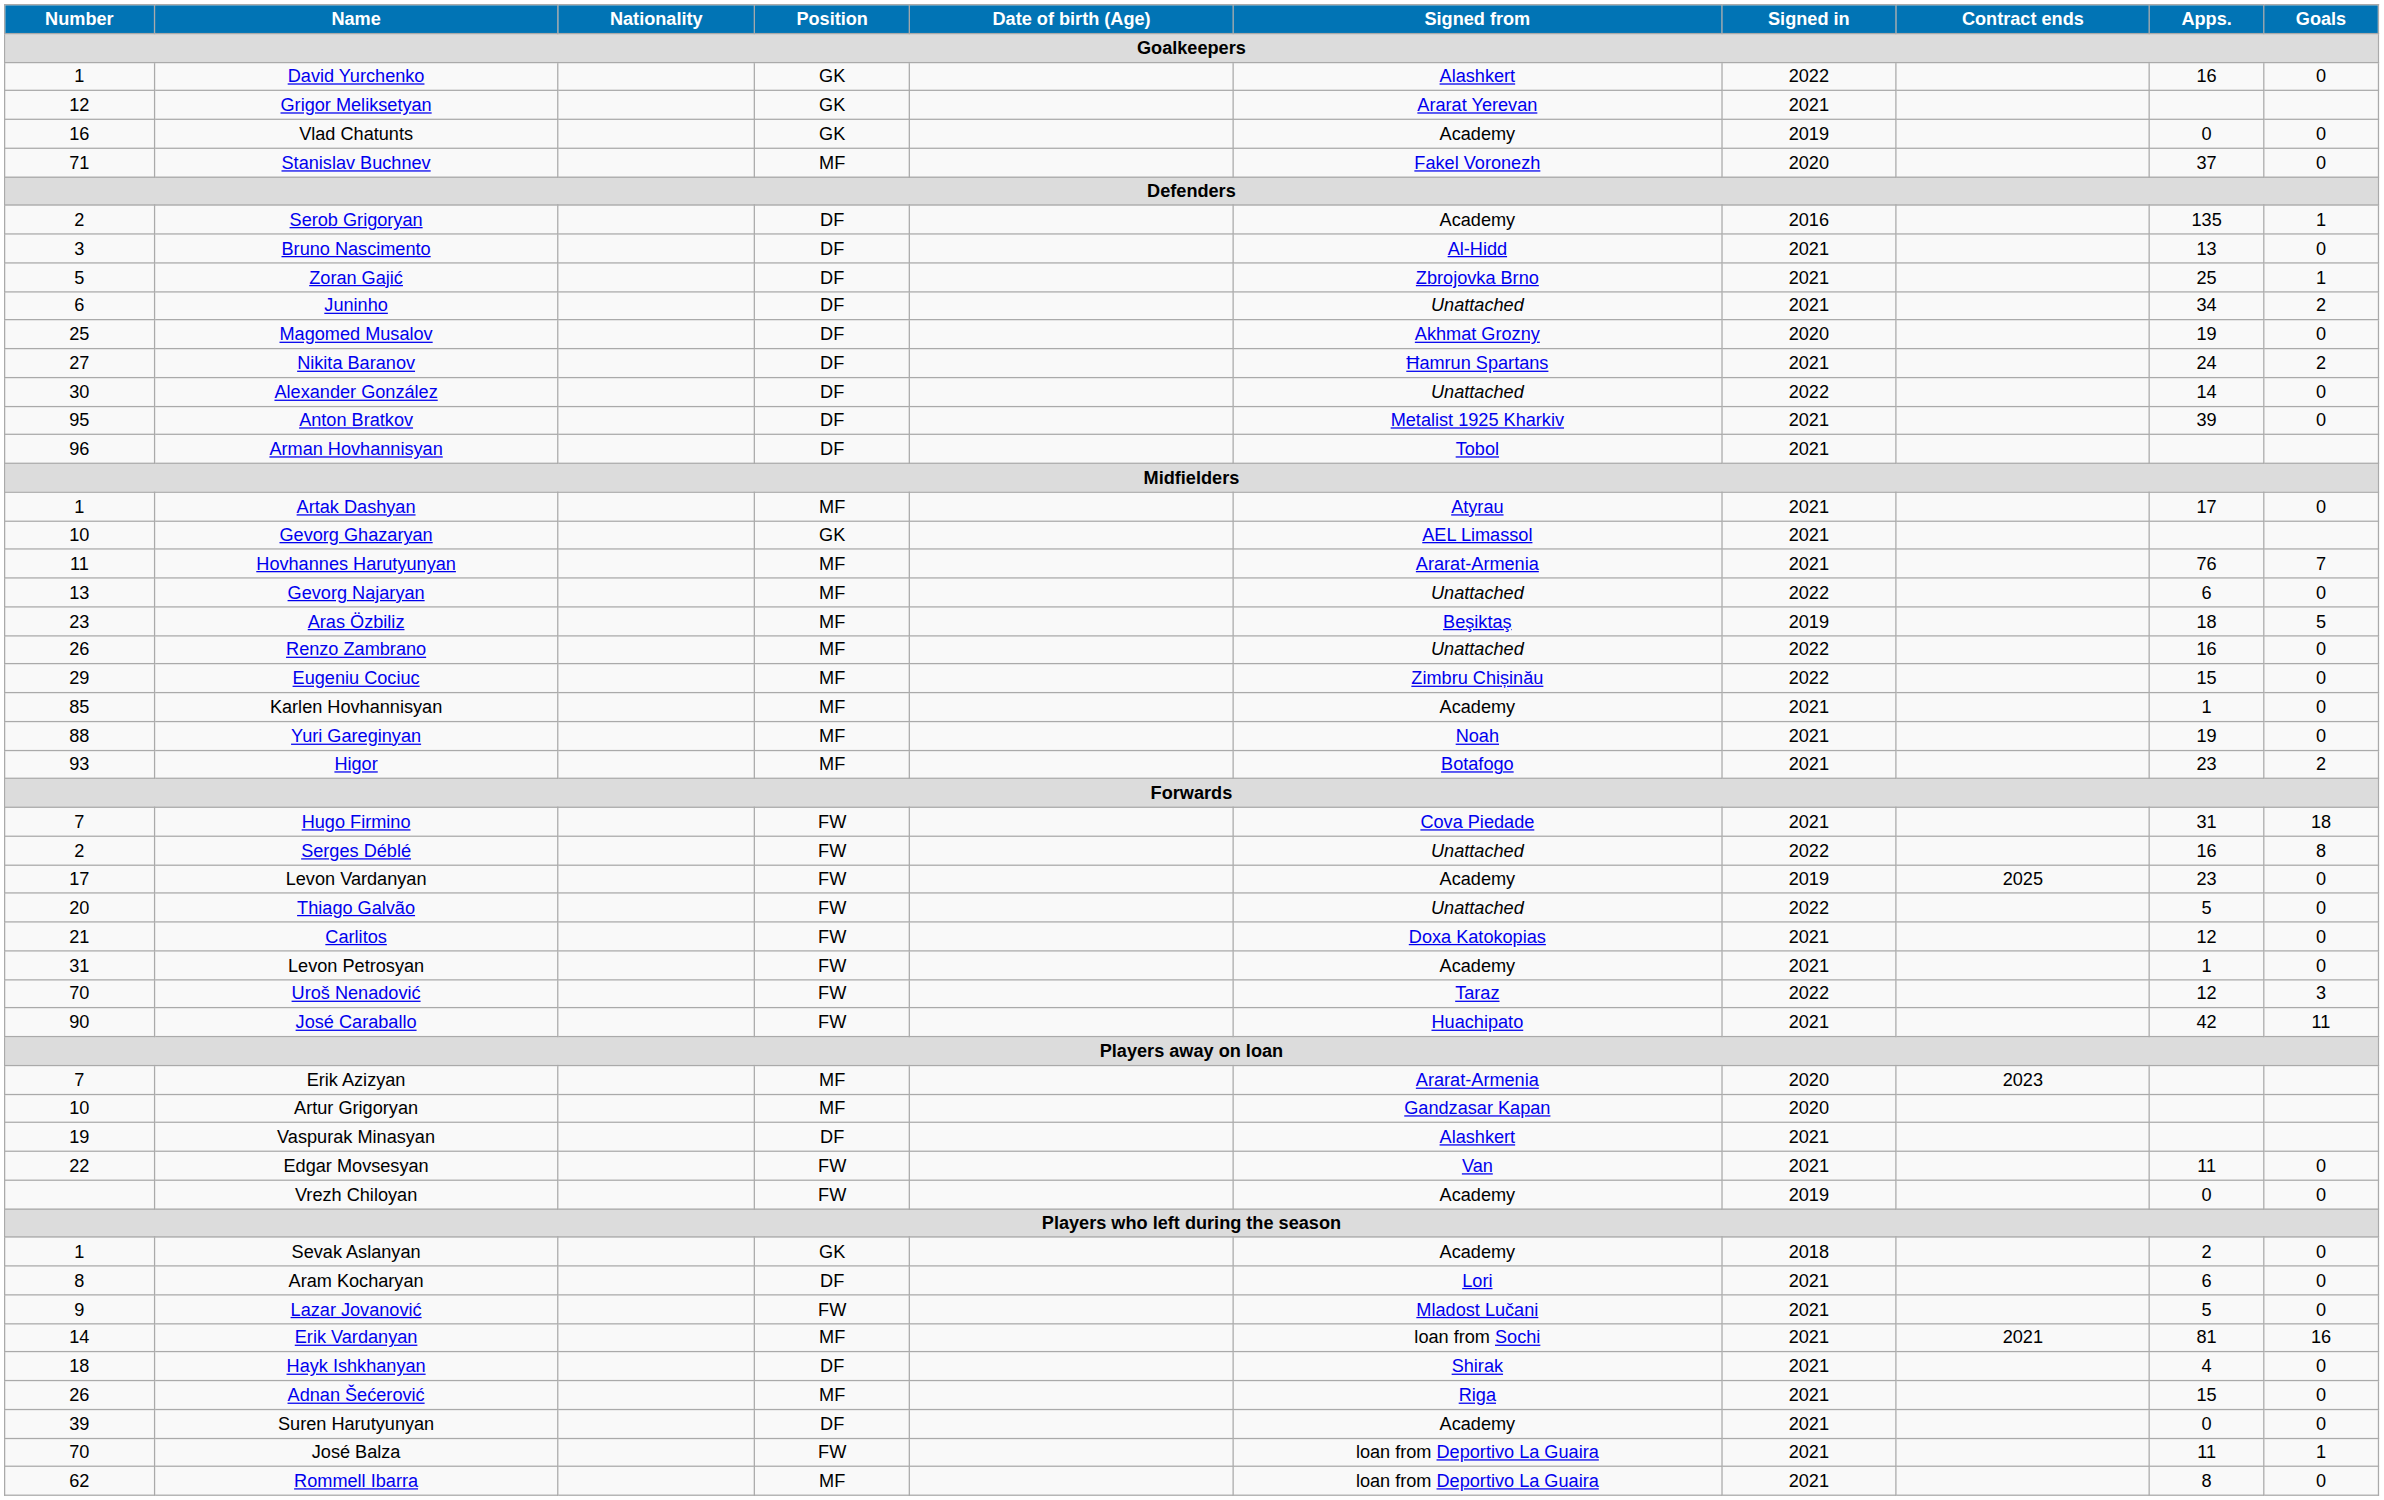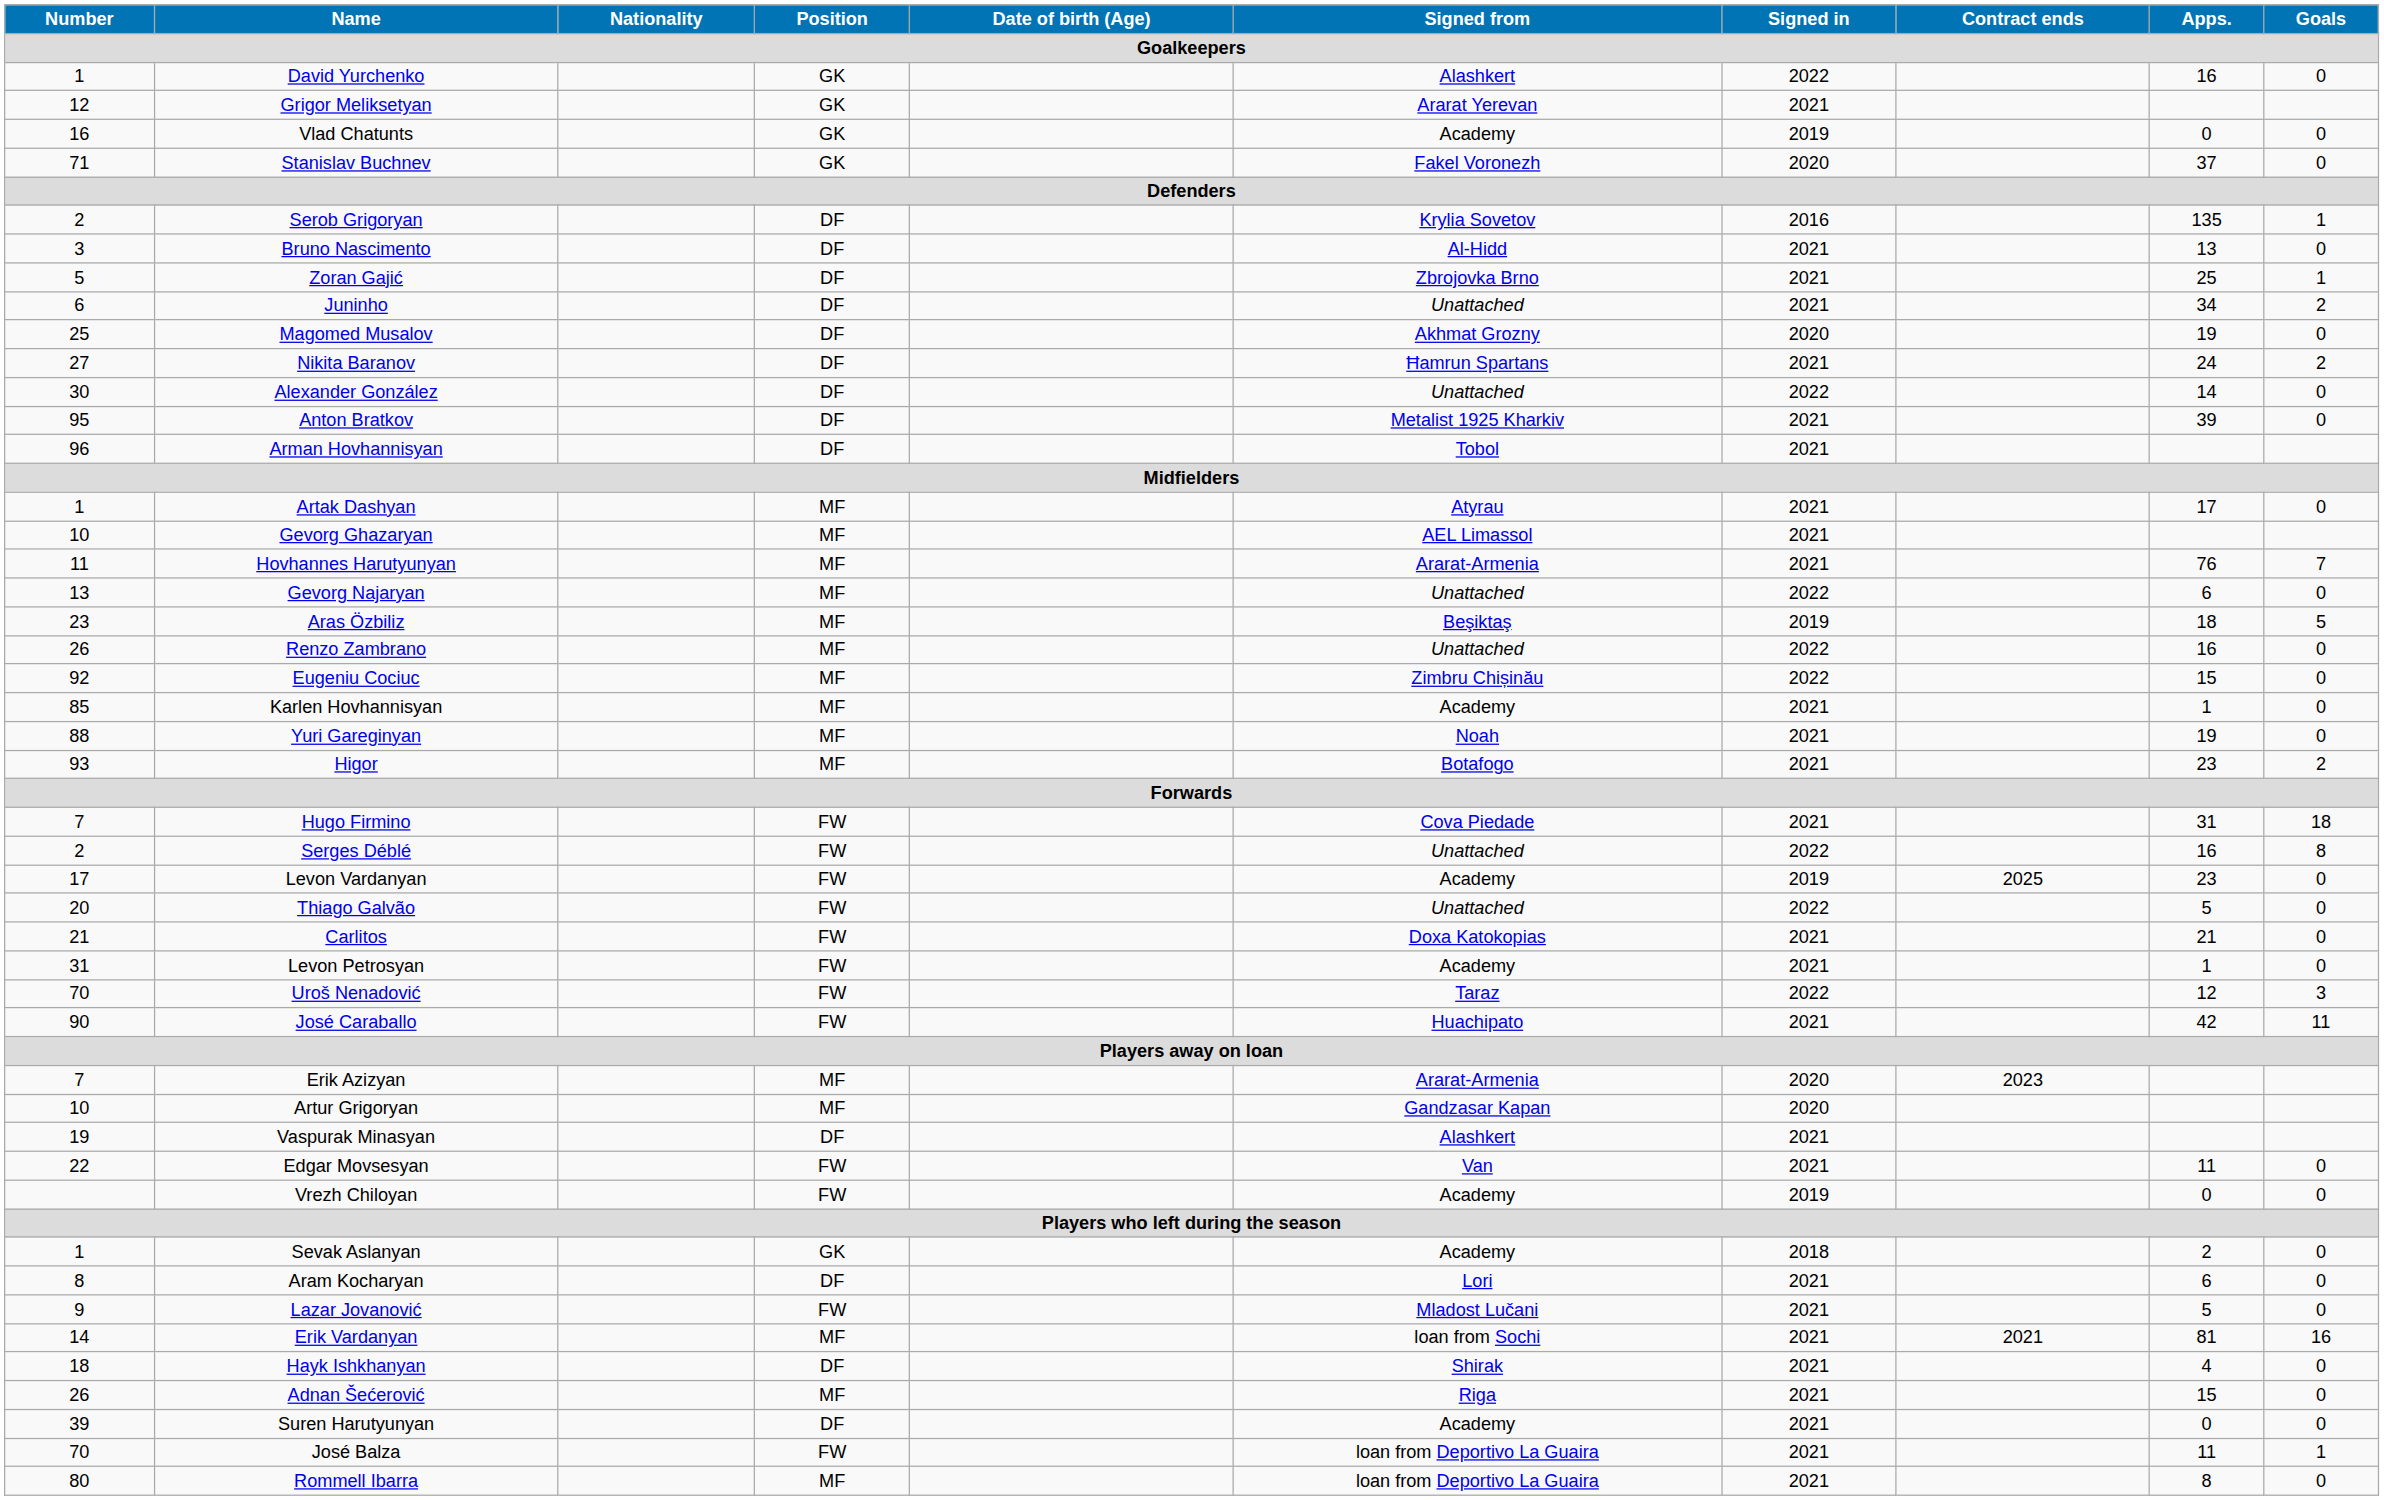(832, 163) MF -> (832, 163) GK
(1477, 220) Academy -> (1477, 220) Krylia Sovetov
(832, 535) GK -> (832, 535) MF
(79, 679) 29 -> (79, 679) 92
(2207, 937) 12 -> (2207, 937) 21
(79, 1481) 62 -> (79, 1481) 80
